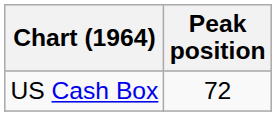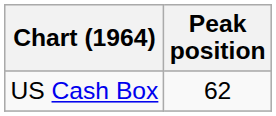(218, 90) 72 -> (218, 90) 62
